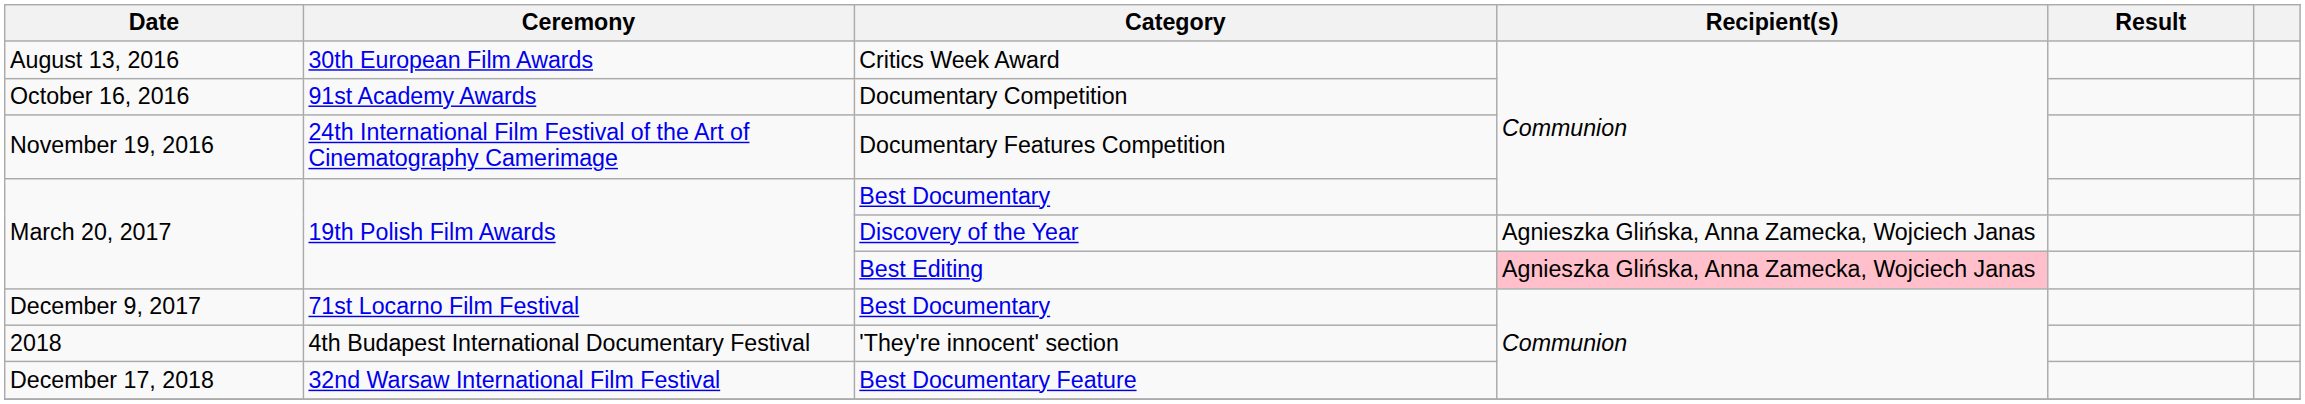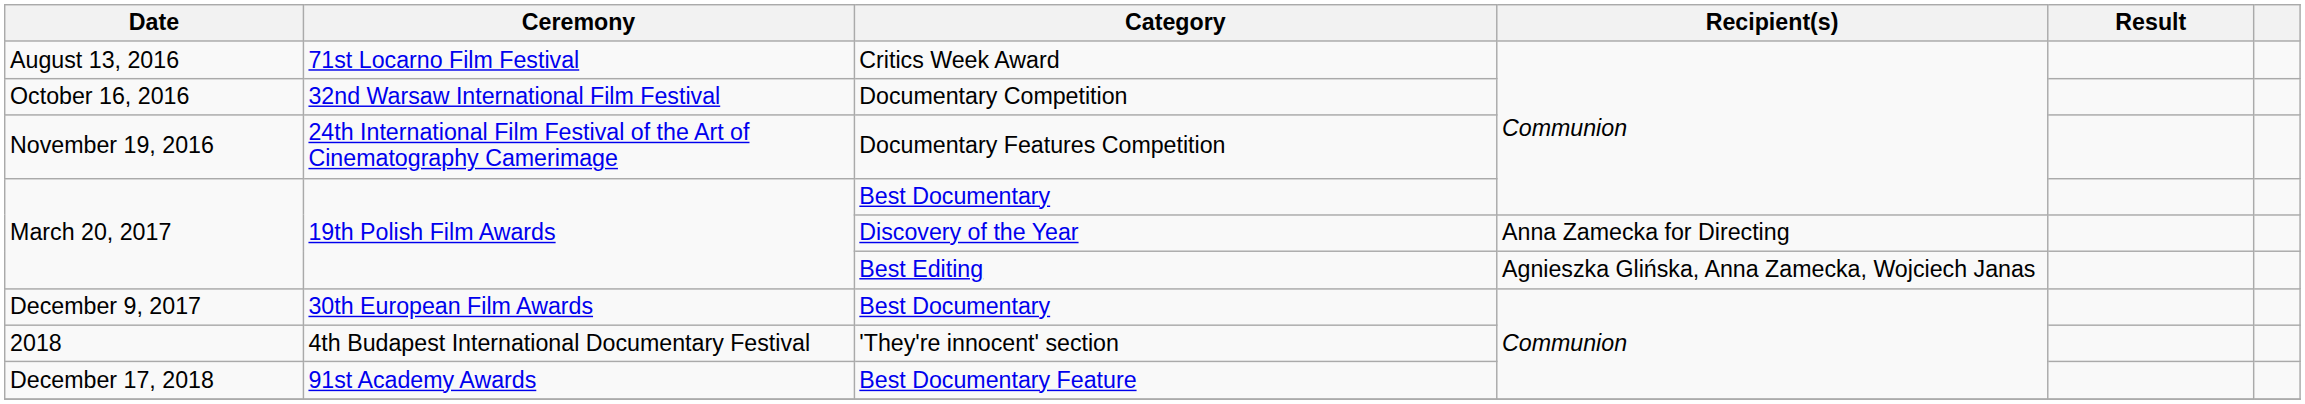(451, 59) 30th European Film Awards -> (444, 59) 71st Locarno Film Festival
(422, 96) 91st Academy Awards -> (514, 96) 32nd Warsaw International Film Festival
(1769, 232) Agnieszka Glińska, Anna Zamecka, Wojciech Janas -> (1646, 232) Anna Zamecka for Directing
(1769, 269) pink background -> (1769, 269) no background
(444, 306) 71st Locarno Film Festival -> (451, 306) 30th European Film Awards
(514, 380) 32nd Warsaw International Film Festival -> (422, 380) 91st Academy Awards
